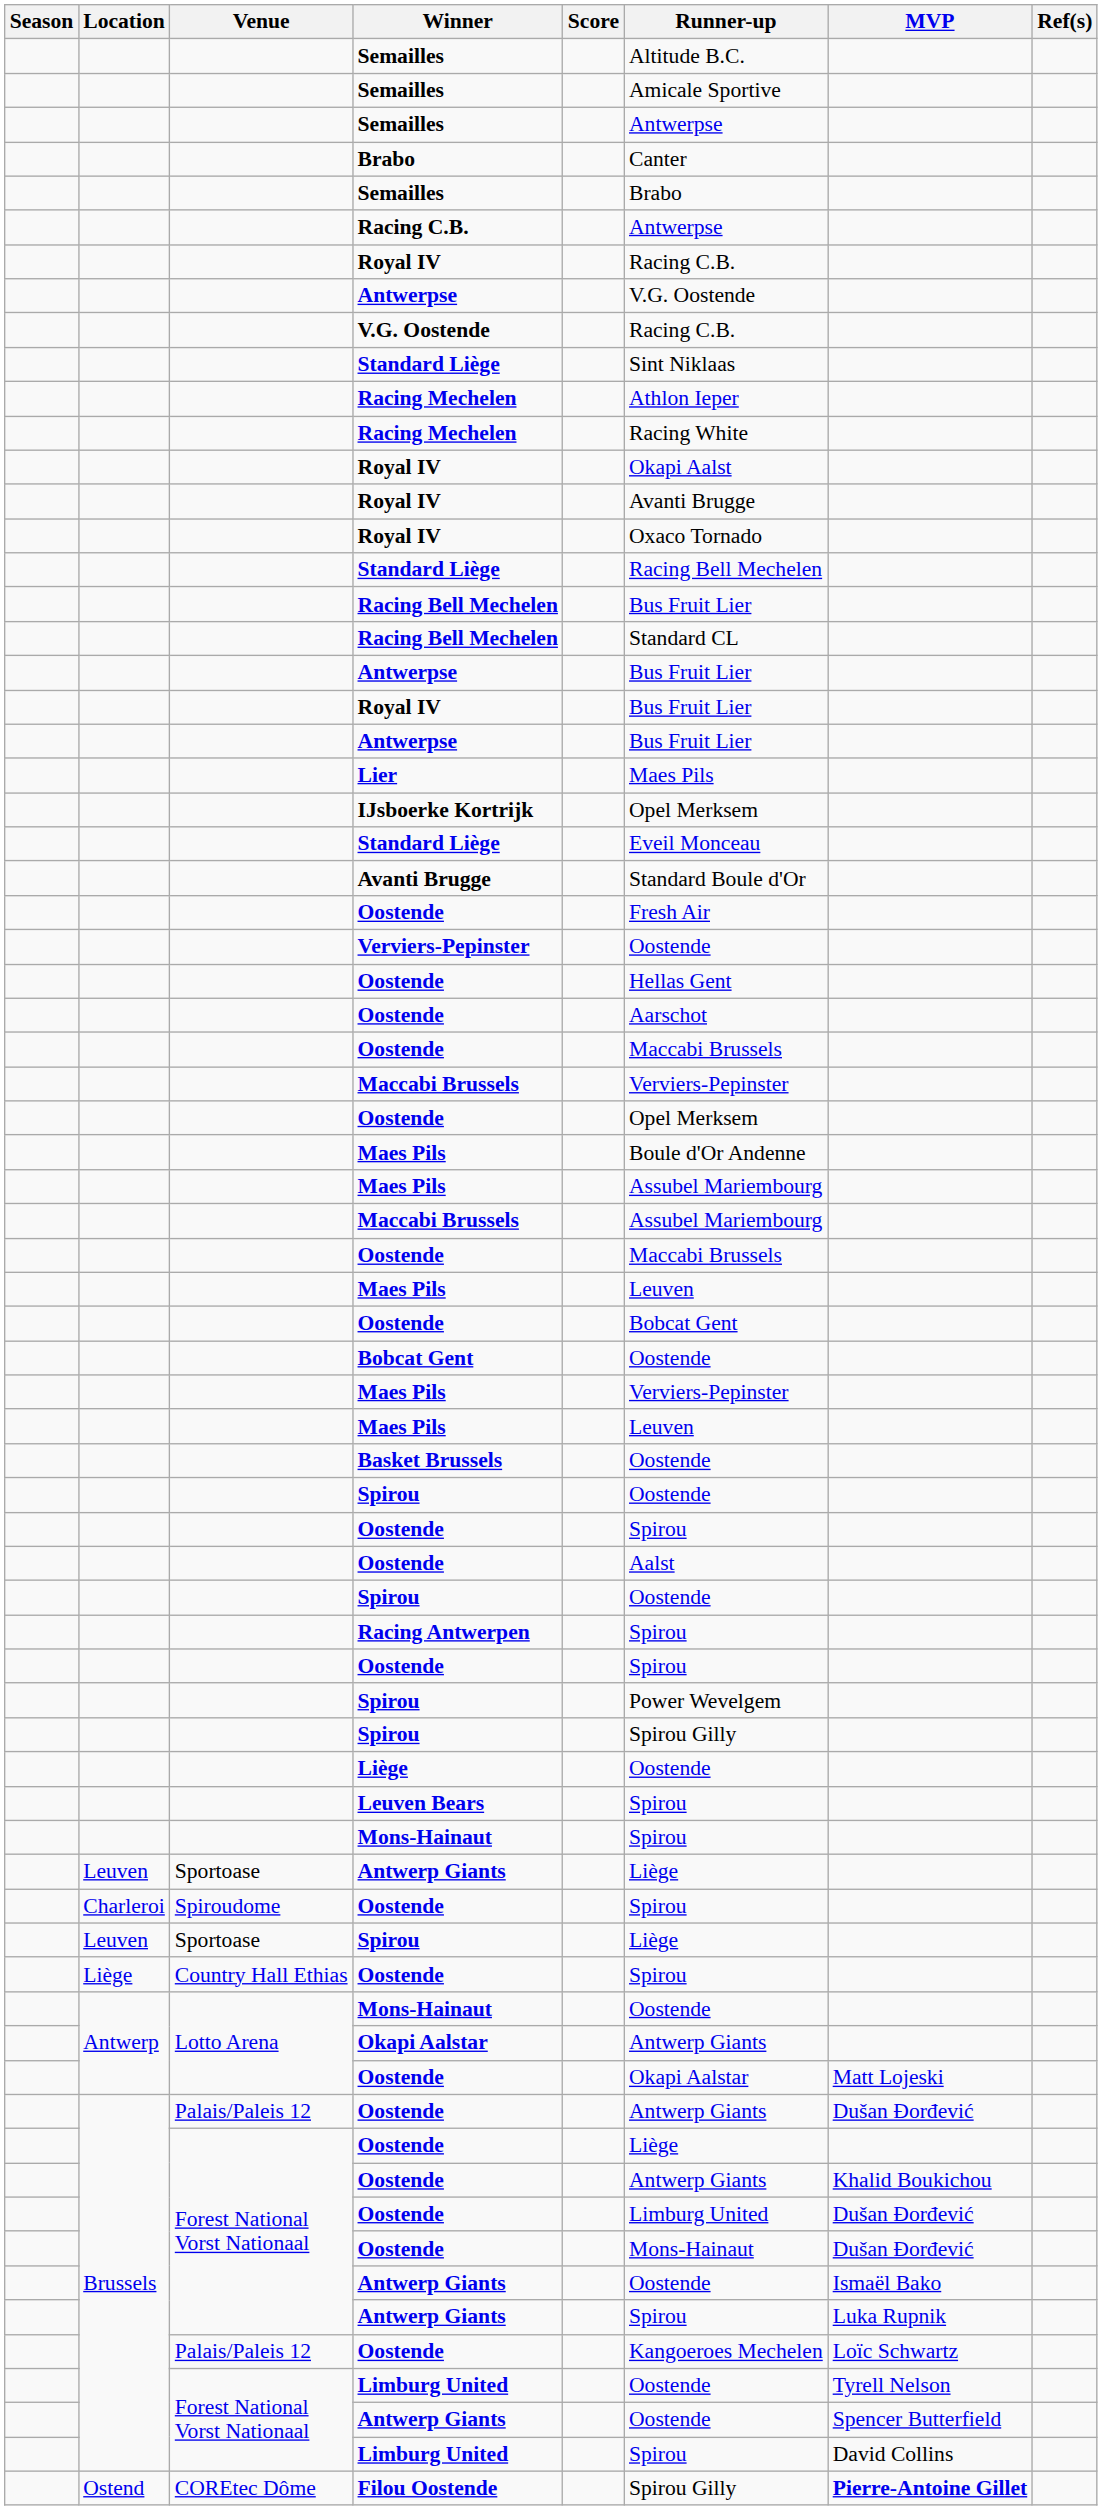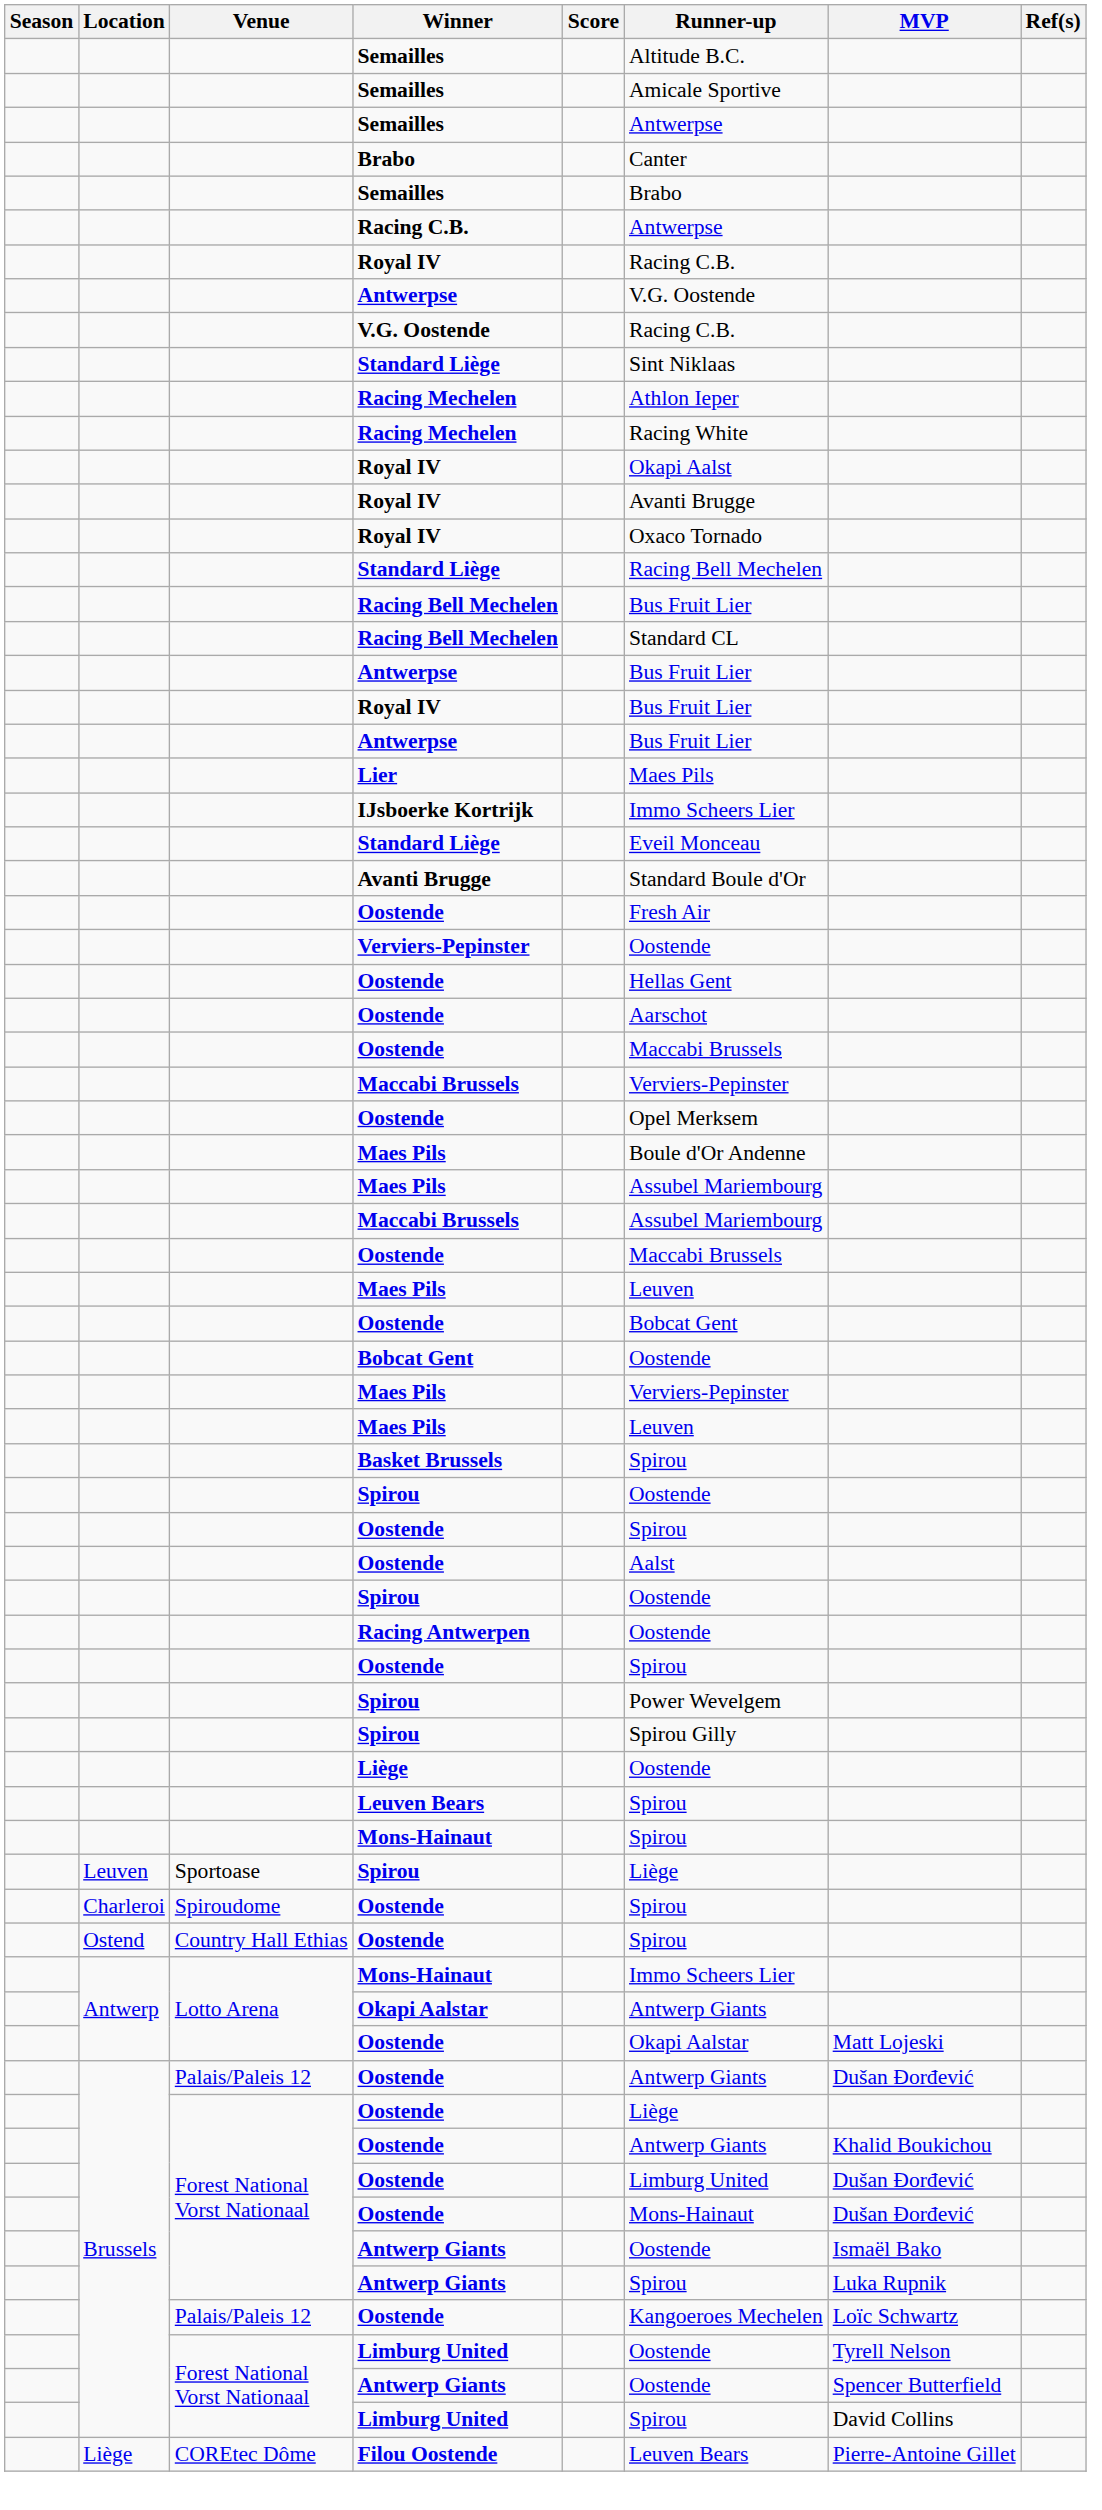(693, 809) Opel Merksem -> (712, 809) Immo Scheers Lier
(670, 1460) Oostende -> (658, 1460) Spirou
(658, 1631) Spirou -> (670, 1631) Oostende
- row: (217, 1871)
rows swapped: (228, 1905) <-> (217, 1939)
(108, 1974) Liège -> (114, 1939) Ostend
(670, 2008) Oostende -> (712, 1974) Immo Scheers Lier
(114, 2488) Ostend -> (108, 2453) Liège
(683, 2488) Spirou Gilly -> (689, 2453) Leuven Bears
(930, 2488) bold -> (924, 2453) normal
